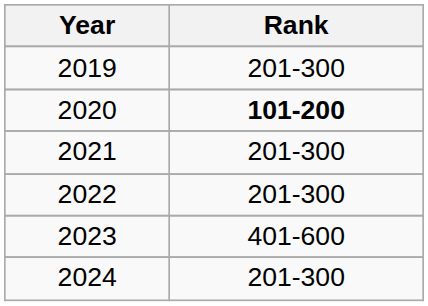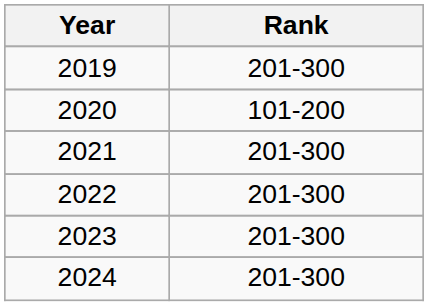(296, 109) bold -> (296, 109) normal
(296, 236) 401-600 -> (296, 236) 201-300
